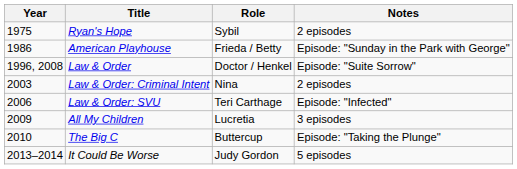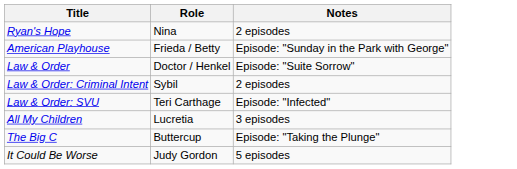- column: (35, 13)
(227, 31) Sybil -> (165, 31) Nina
(226, 84) Nina -> (166, 84) Sybil
